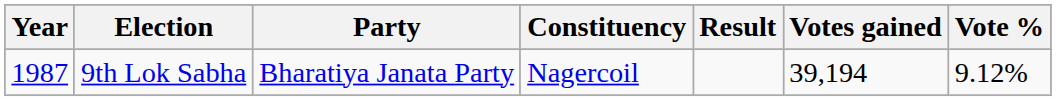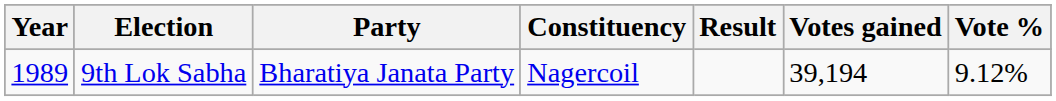(40, 71) 1987 -> (40, 71) 1989
